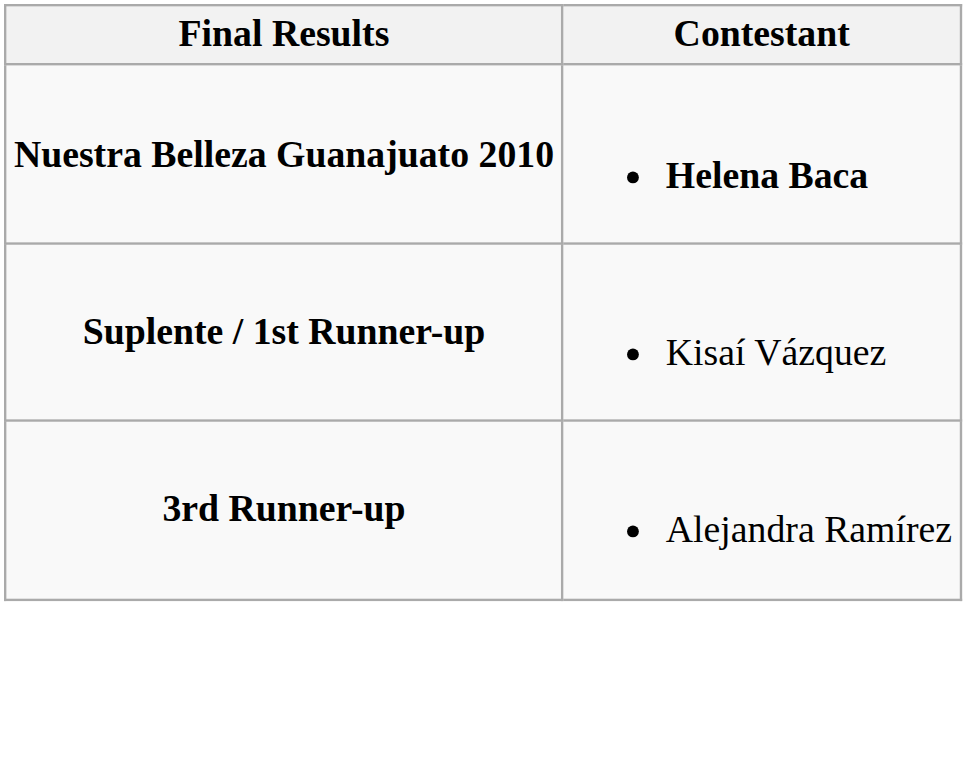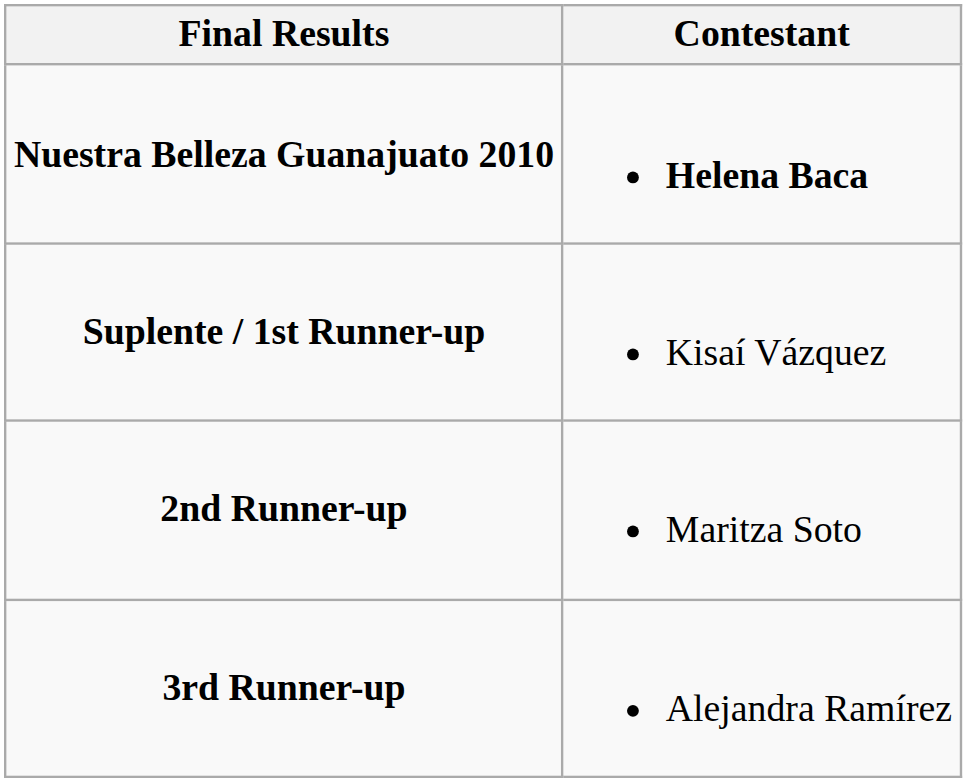+ row: (284, 509)
